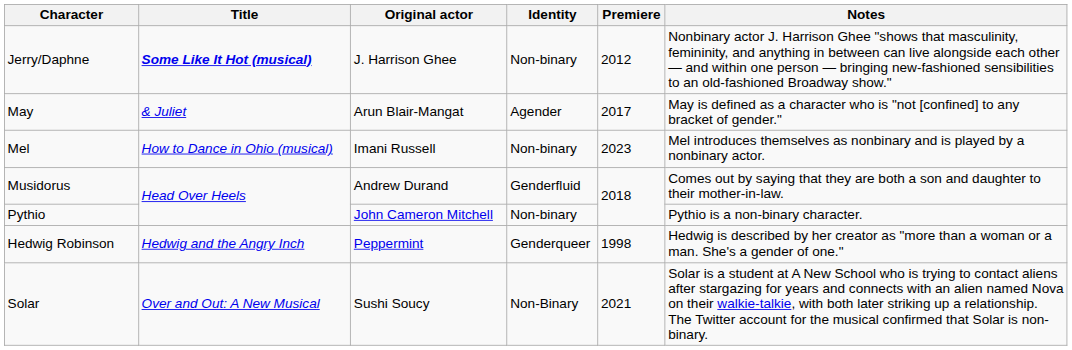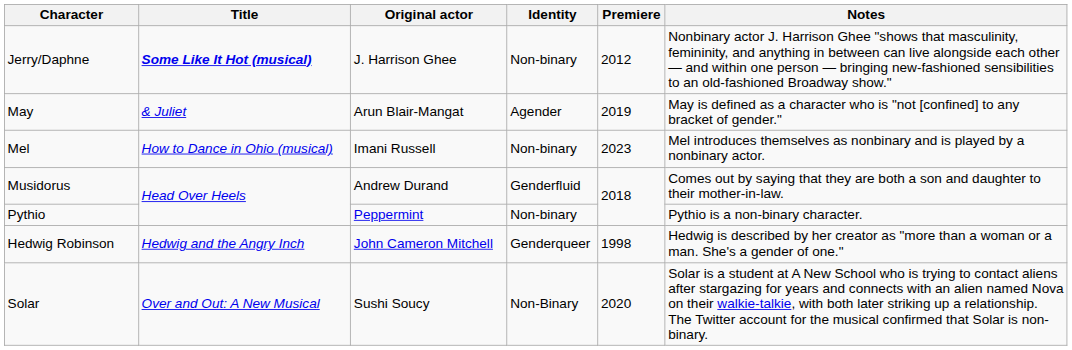(616, 111) 2017 -> (616, 111) 2019
(423, 214) John Cameron Mitchell -> (389, 214) Peppermint
(389, 244) Peppermint -> (423, 244) John Cameron Mitchell
(616, 303) 2021 -> (616, 303) 2020
